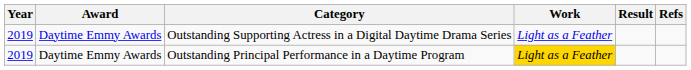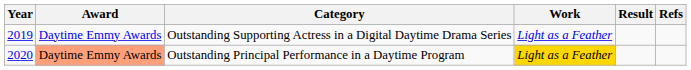(20, 55) 2019 -> (20, 55) 2020
(100, 55) no background -> (100, 55) lightsalmon background
